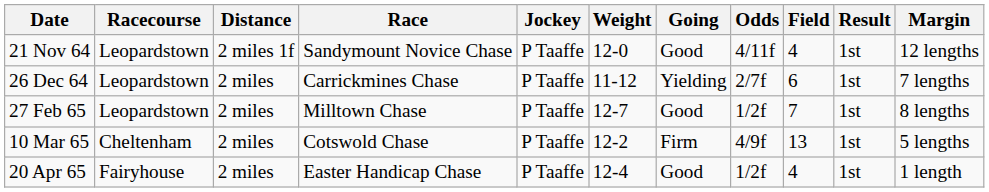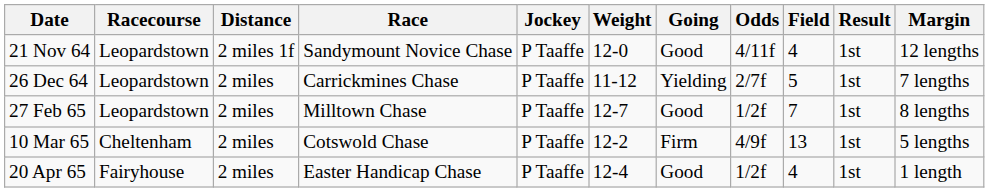(793, 80) 6 -> (793, 80) 5
